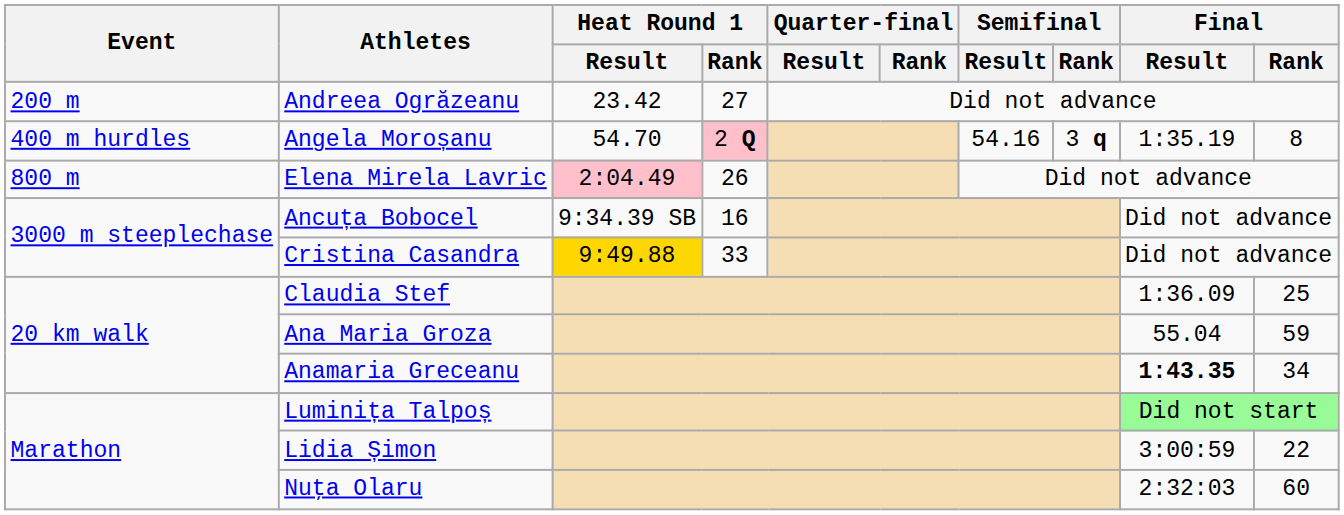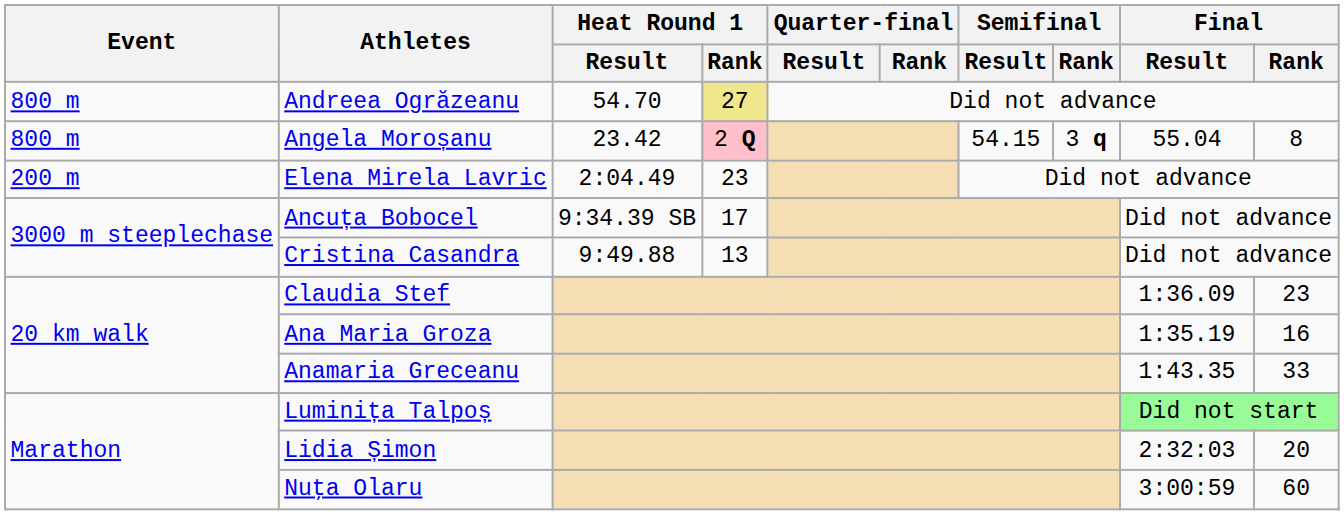(45, 101) 200 m -> (45, 101) 800 m
(627, 101) 23.42 -> (627, 101) 54.70
(735, 101) no background -> (735, 101) khaki background
(100, 140) 400 m hurdles -> (45, 140) 800 m
(627, 140) 54.70 -> (627, 140) 23.42
(1006, 140) 54.16 -> (1006, 140) 54.15
(1187, 140) 1:35.19 -> (1187, 140) 55.04
(45, 179) 800 m -> (45, 179) 200 m
(627, 179) pink background -> (627, 179) no background
(735, 179) 26 -> (735, 179) 23
(735, 218) 16 -> (735, 218) 17
(627, 256) gold background -> (627, 256) no background
(735, 256) 33 -> (735, 256) 13
(1296, 295) 25 -> (1296, 295) 23
(1187, 334) 55.04 -> (1187, 334) 1:35.19
(1296, 334) 59 -> (1296, 334) 16
(1187, 373) bold -> (1187, 373) normal
(1296, 373) 34 -> (1296, 373) 33
(1187, 450) 3:00:59 -> (1187, 450) 2:32:03
(1296, 450) 22 -> (1296, 450) 20
(1187, 489) 2:32:03 -> (1187, 489) 3:00:59
